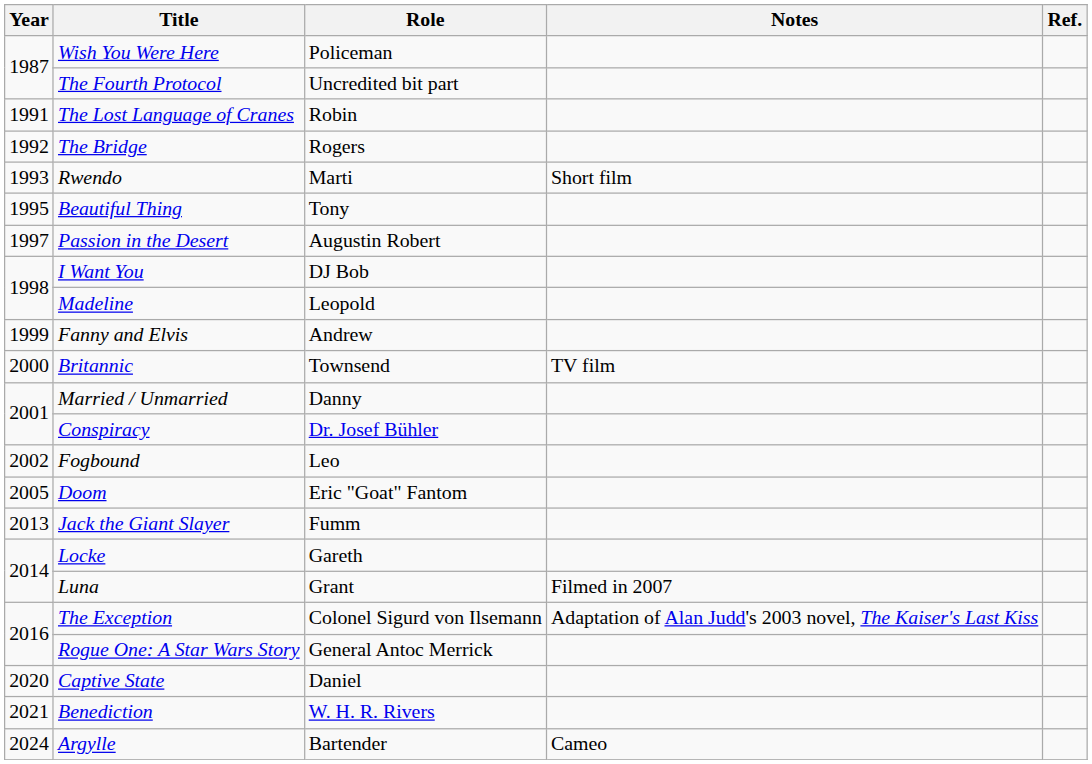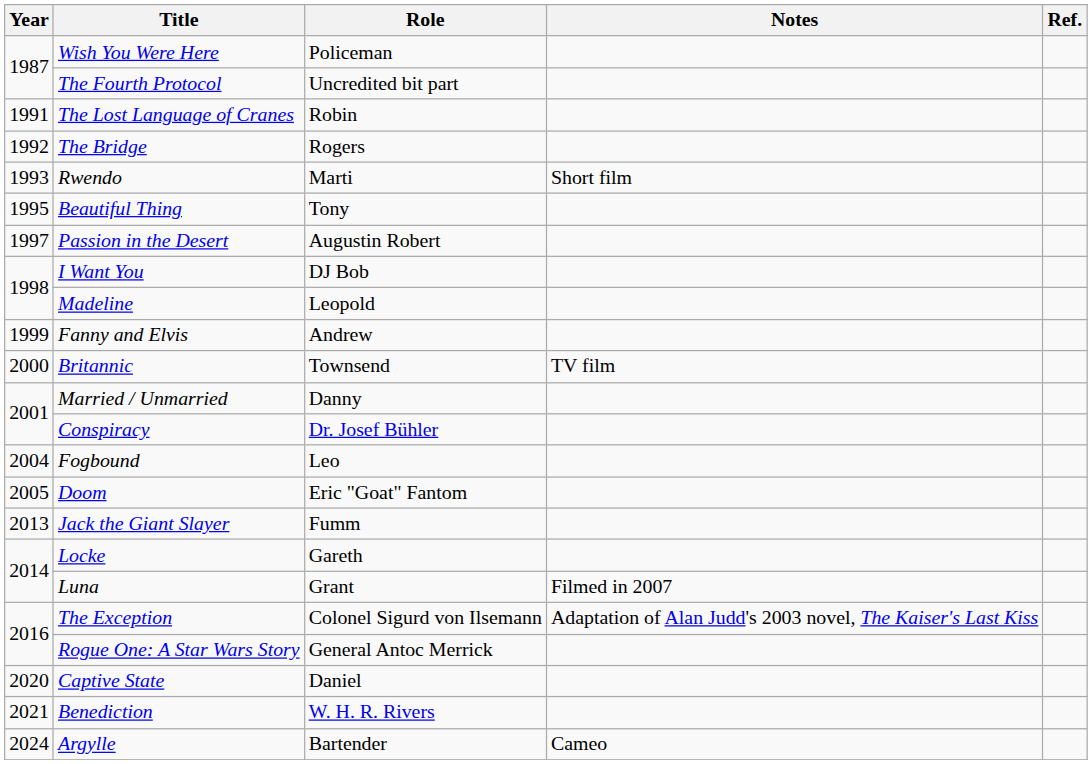(29, 460) 2002 -> (29, 460) 2004
